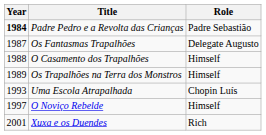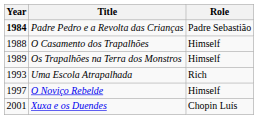- row: (83, 43)
(213, 91) Chopin Luís -> (197, 75) Rich
(197, 122) Rich -> (213, 106) Chopin Luís
